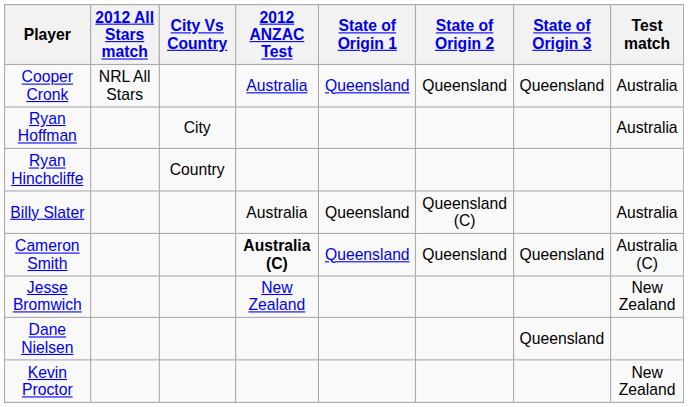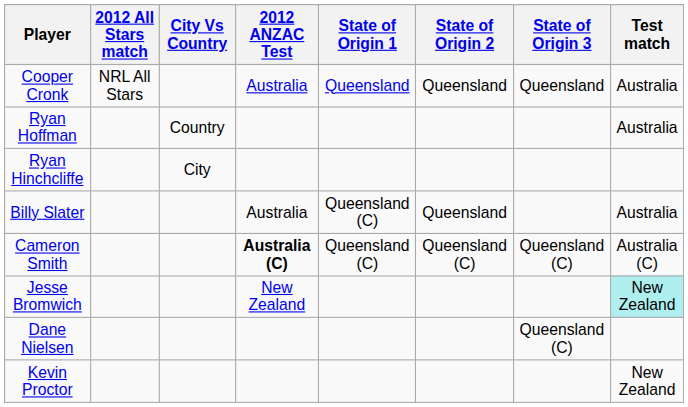(197, 128) City -> (197, 128) Country
(197, 170) Country -> (197, 170) City
(367, 212) Queensland -> (367, 212) Queensland (C)
(465, 212) Queensland (C) -> (465, 212) Queensland
(367, 255) Queensland -> (367, 255) Queensland (C)
(465, 255) Queensland -> (465, 255) Queensland (C)
(562, 255) Queensland -> (562, 255) Queensland (C)
(647, 297) no background -> (647, 297) paleturquoise background
(562, 339) Queensland -> (562, 339) Queensland (C)
